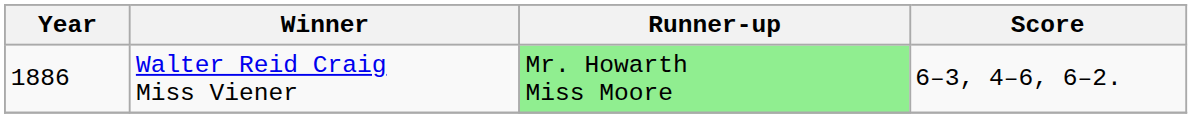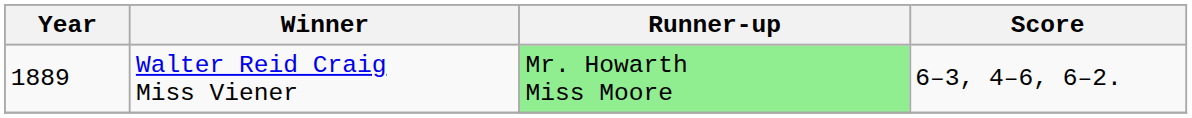(40, 79) 1886 -> (40, 79) 1889
